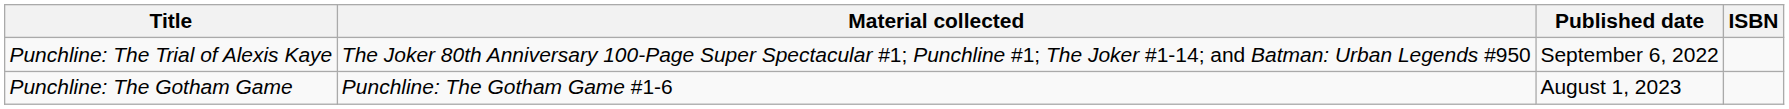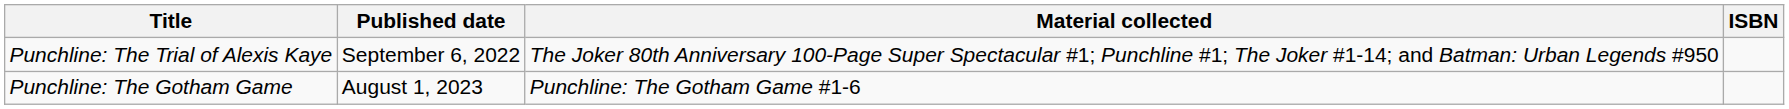columns swapped: (936, 21) <-> (1630, 21)
